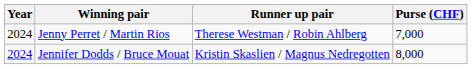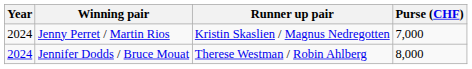(281, 34) Therese Westman / Robin Ahlberg -> (292, 34) Kristin Skaslien / Magnus Nedregotten
(292, 53) Kristin Skaslien / Magnus Nedregotten -> (281, 53) Therese Westman / Robin Ahlberg
